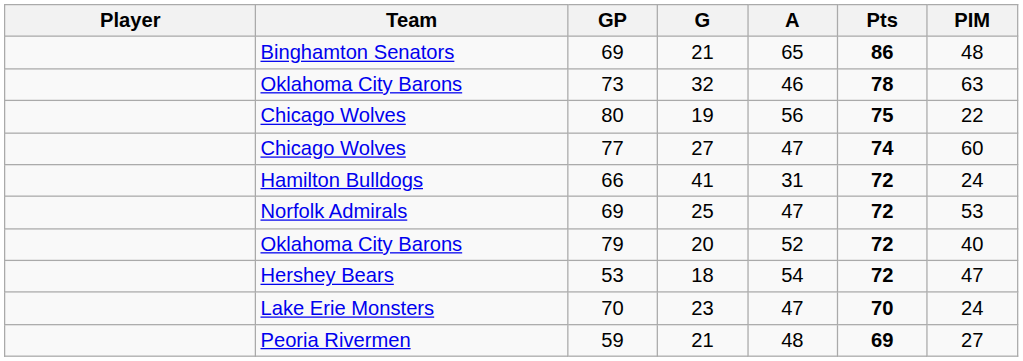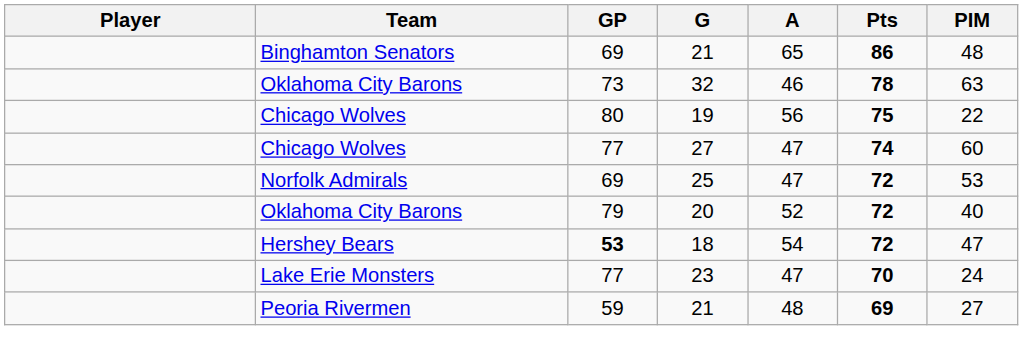- row: (342, 180)
(612, 276) normal -> (612, 244) bold
(612, 308) 70 -> (612, 276) 77
